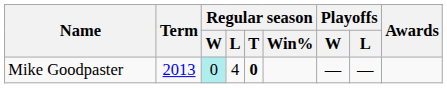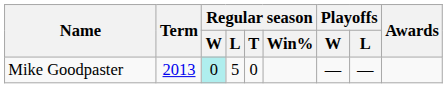(235, 69) 4 -> (235, 69) 5
(254, 69) bold -> (254, 69) normal
